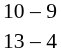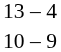rows swapped: (30, 41) <-> (30, 11)
